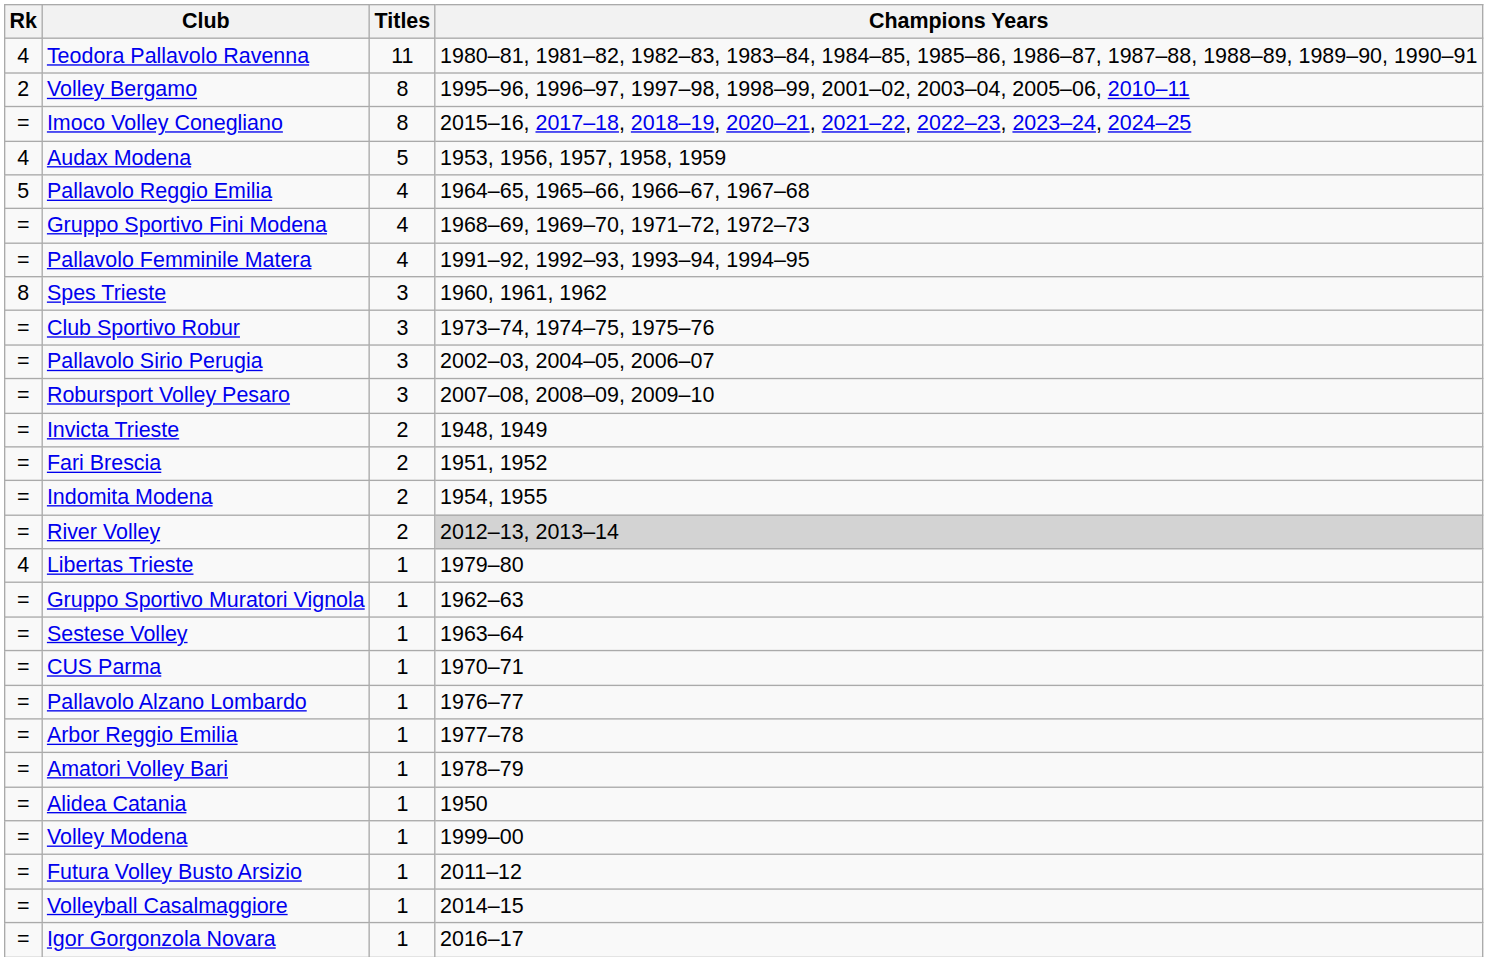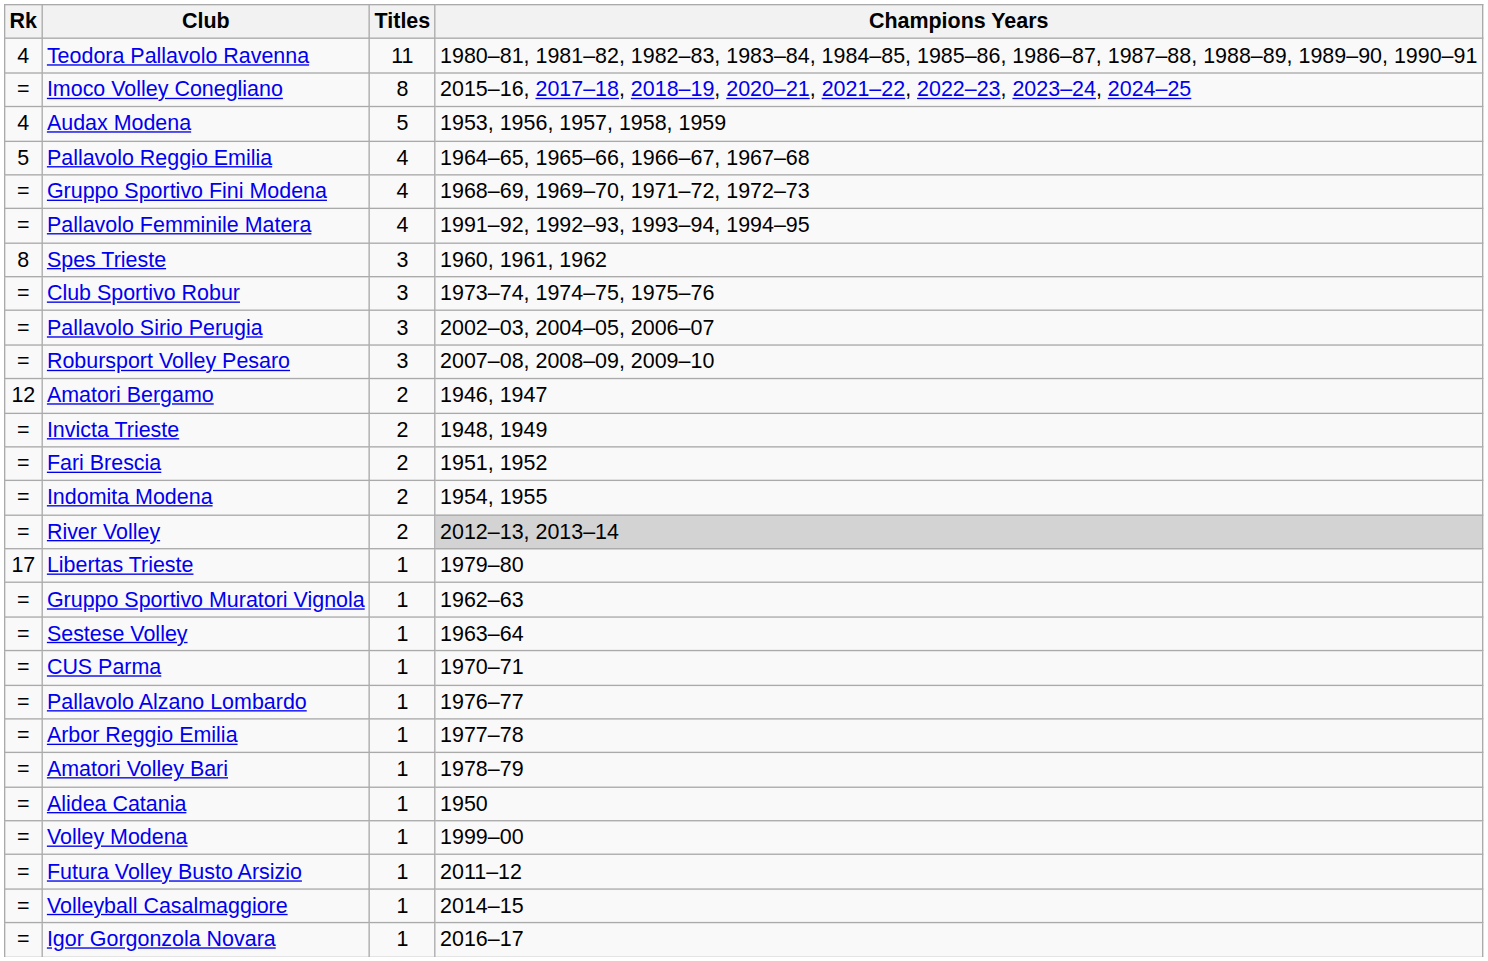- row: (122, 89)
+ row: (130, 395)
(23, 565) 4 -> (23, 565) 17
